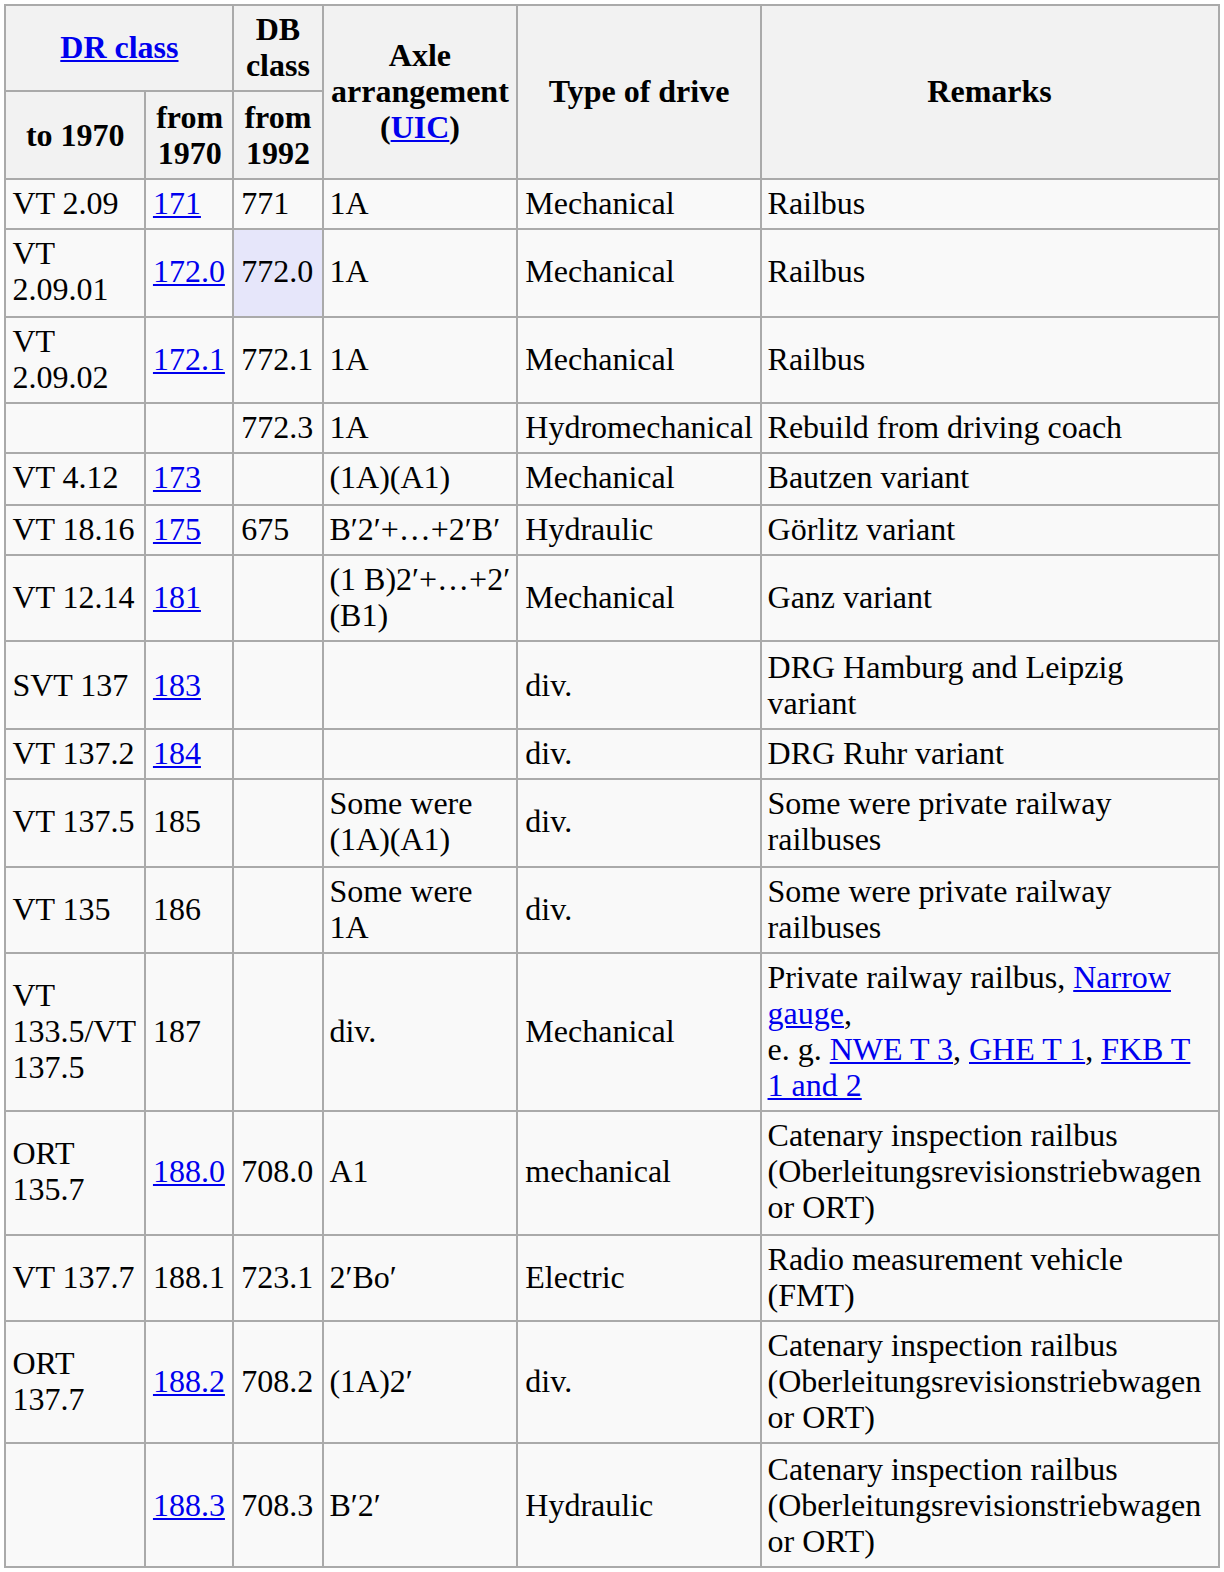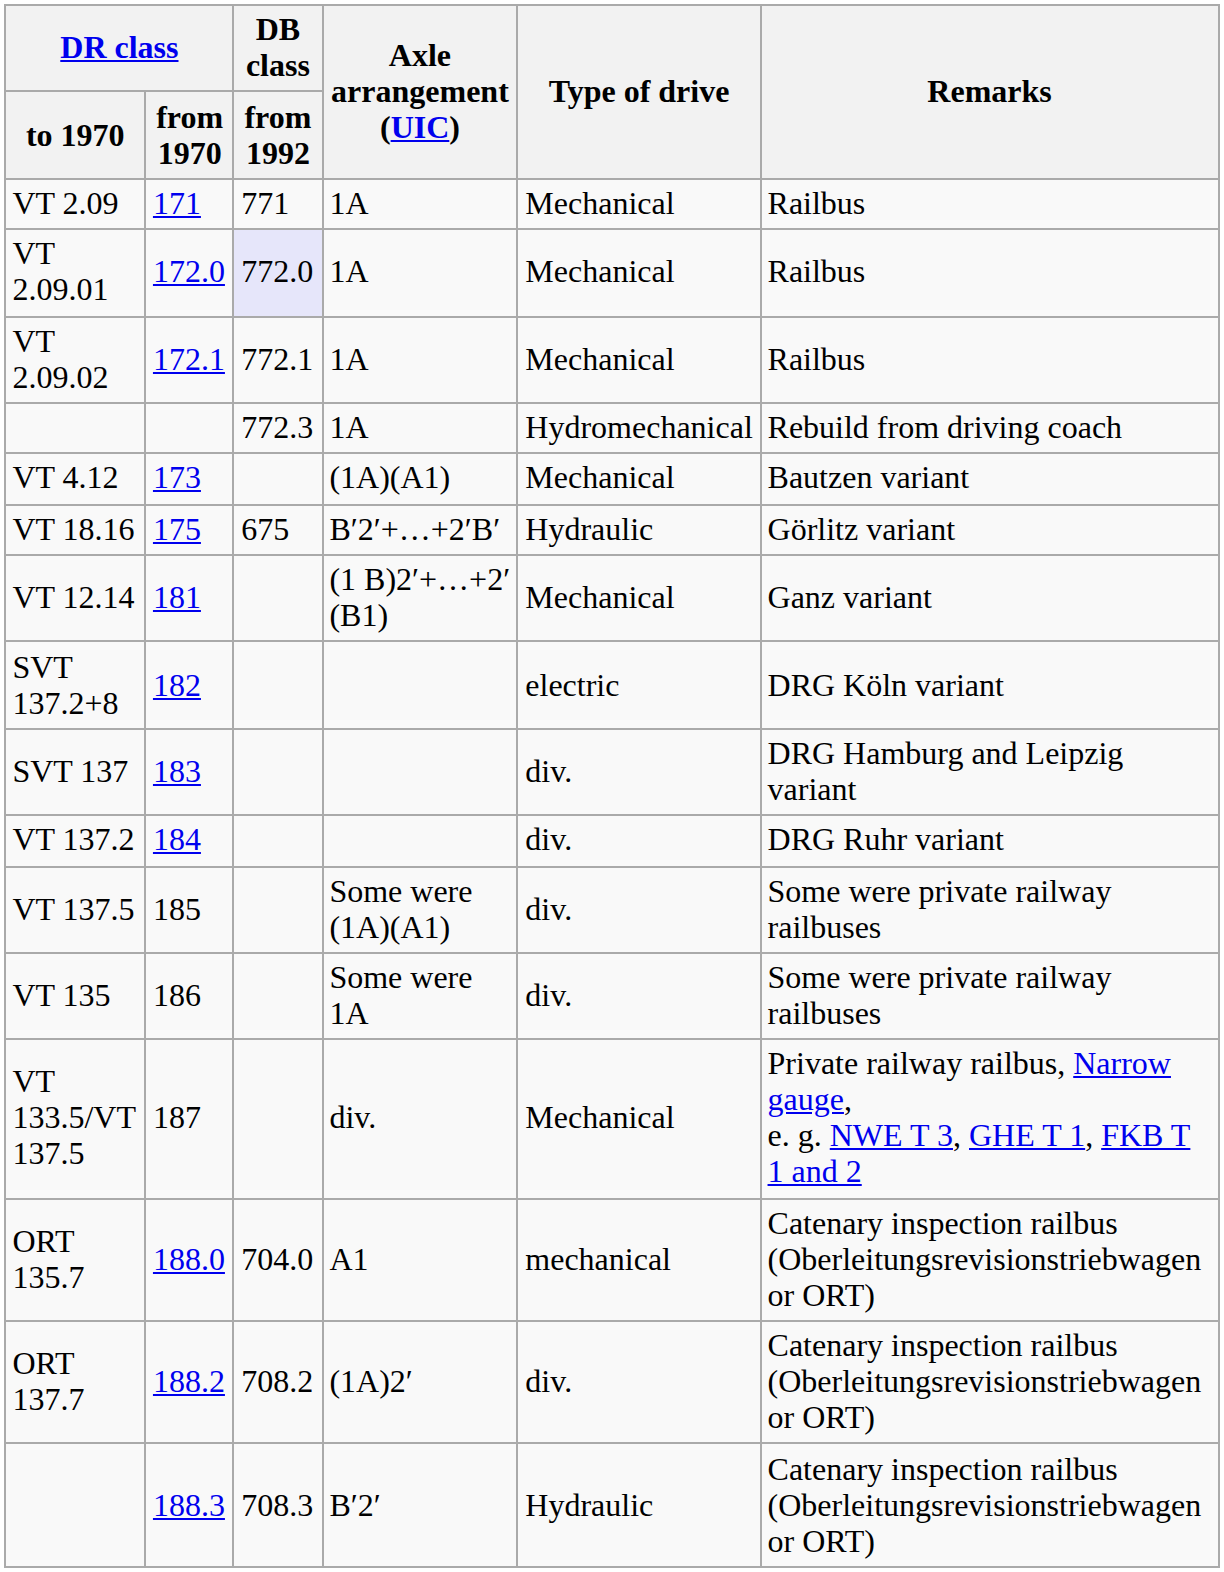+ row: (65, 684)
(277, 1172) 708.0 -> (277, 1259) 704.0
- row: (73, 1277)
